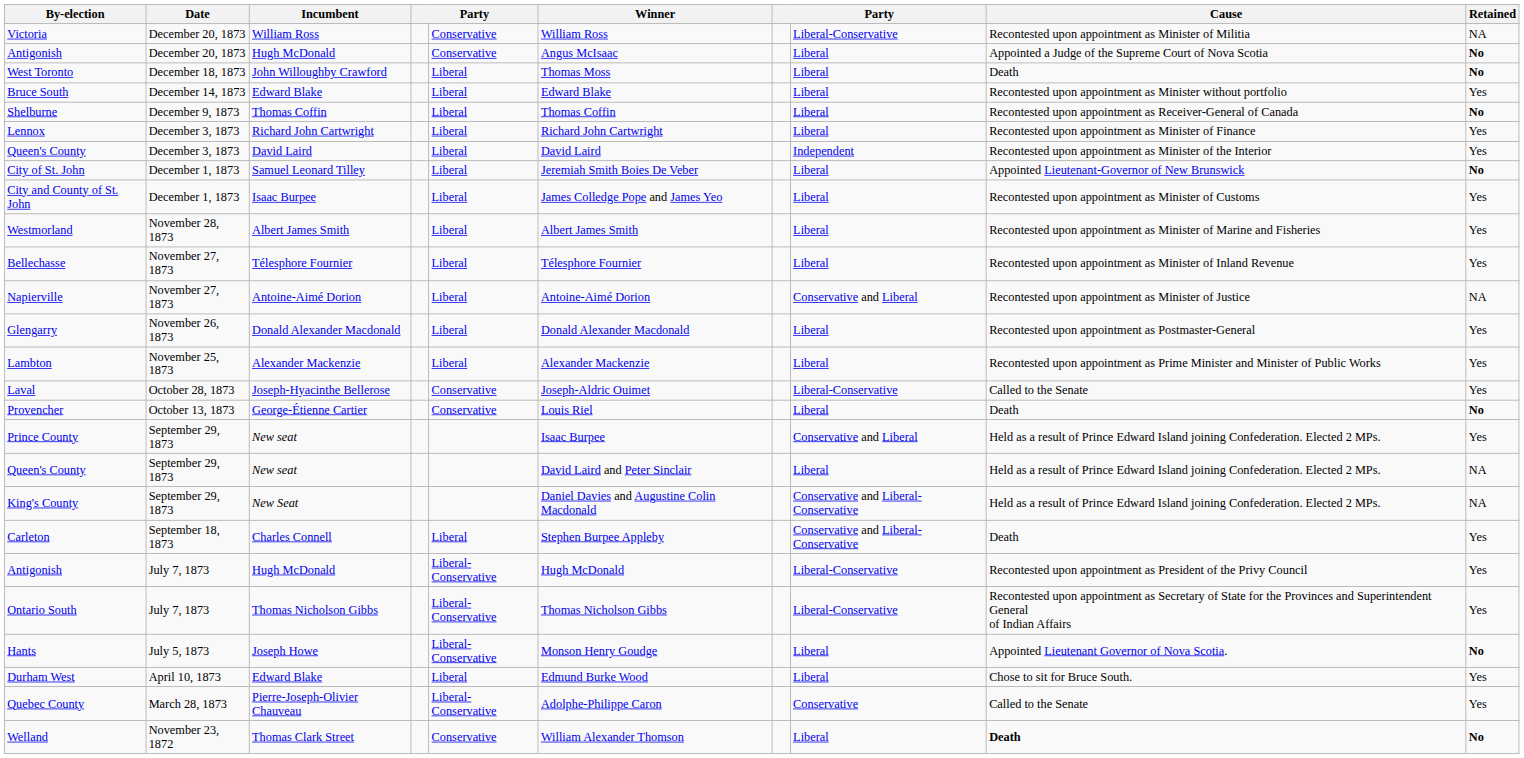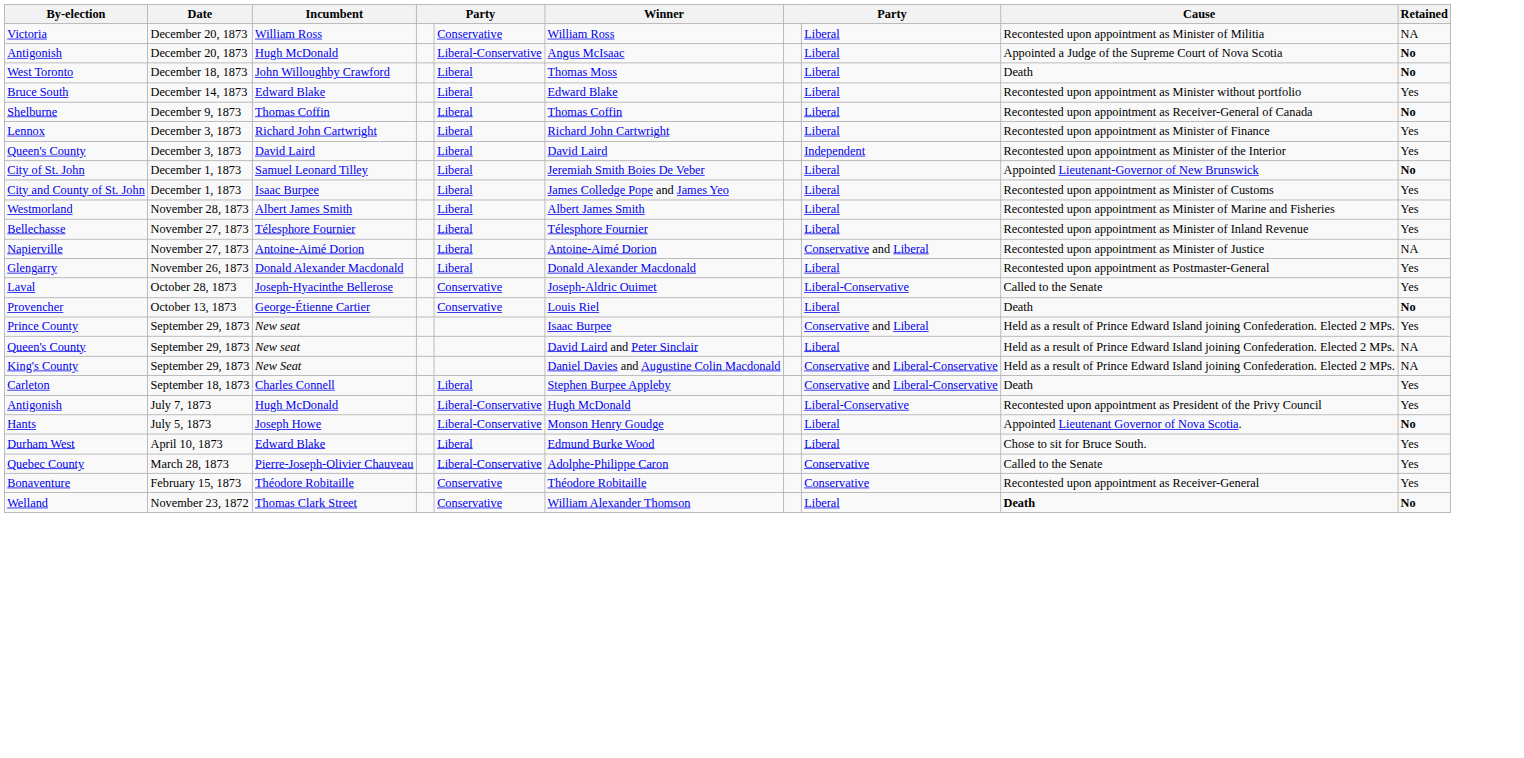(845, 33) Liberal-Conservative -> (822, 33) Liberal
(464, 53) Conservative -> (489, 53) Liberal-Conservative
- row: (29, 364)
- row: (42, 610)
+ row: (39, 483)
